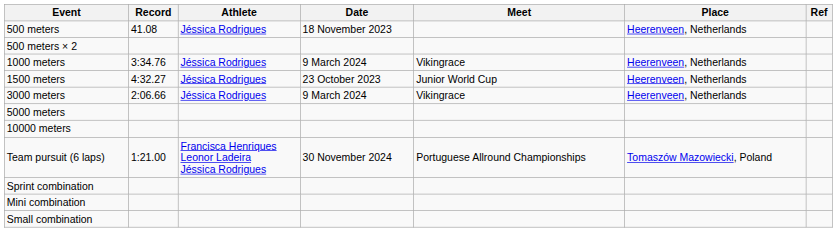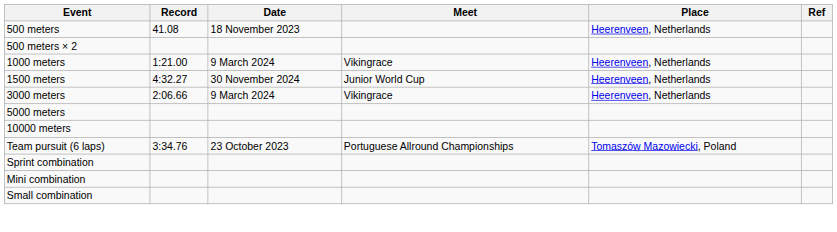- column: (239, 13)
(148, 63) 3:34.76 -> (170, 63) 1:21.00
(342, 79) 23 October 2023 -> (255, 79) 30 November 2024
(148, 157) 1:21.00 -> (170, 146) 3:34.76
(347, 157) 30 November 2024 -> (250, 146) 23 October 2023
